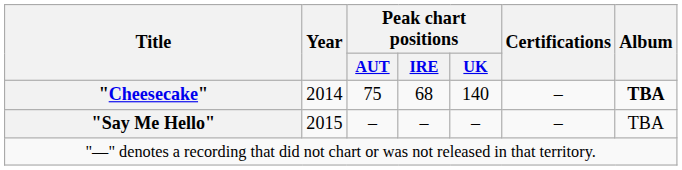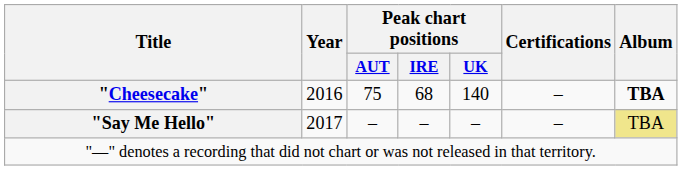(324, 94) 2014 -> (324, 94) 2016
(324, 123) 2015 -> (324, 123) 2017
(646, 123) no background -> (646, 123) khaki background
